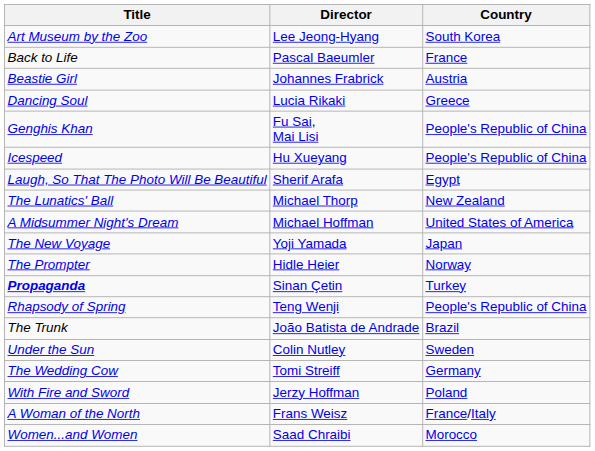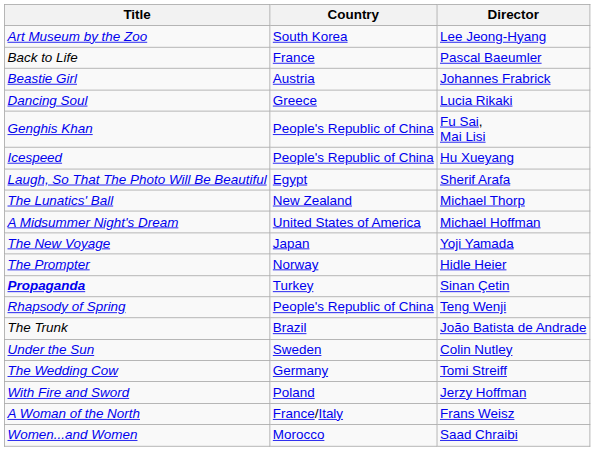columns swapped: (346, 15) <-> (506, 15)
